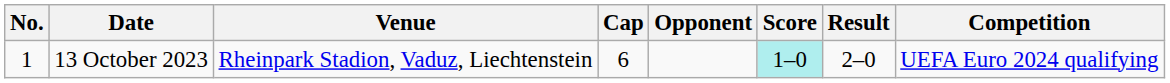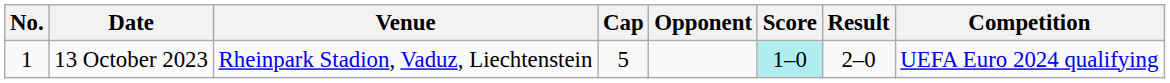(623, 58) 6 -> (623, 58) 5
